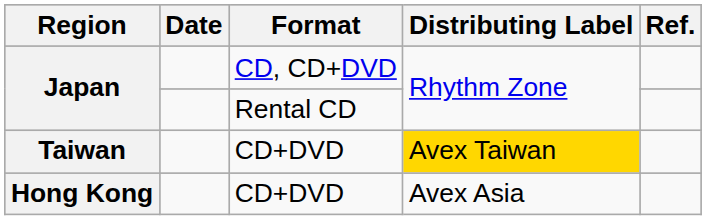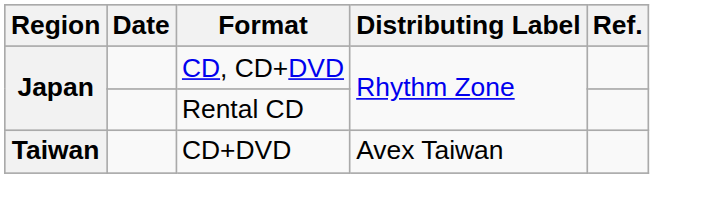(483, 151) gold background -> (430, 151) no background
- row: (82, 192)
